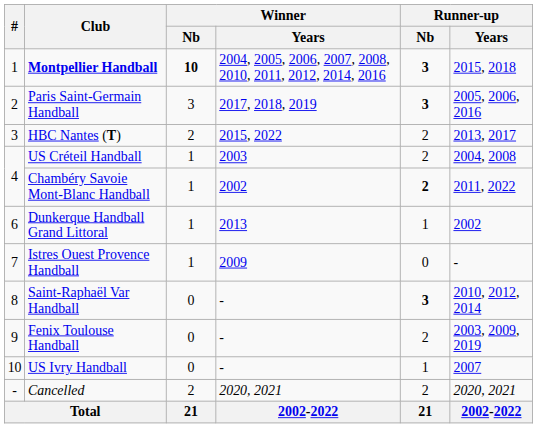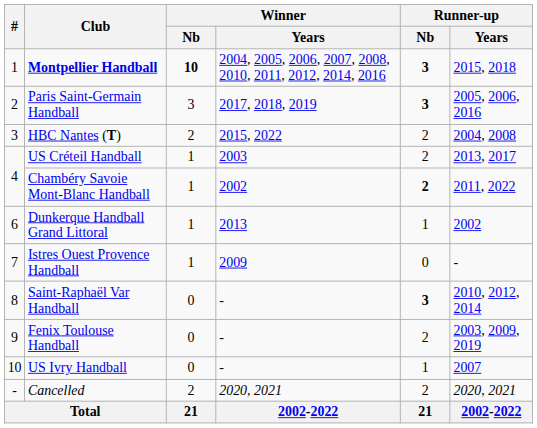(485, 135) 2013, 2017 -> (485, 135) 2004, 2008
(485, 157) 2004, 2008 -> (485, 157) 2013, 2017
